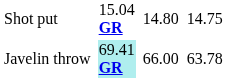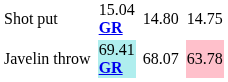(161, 58) 66.00 -> (161, 58) 68.07
(205, 58) no background -> (205, 58) pink background
